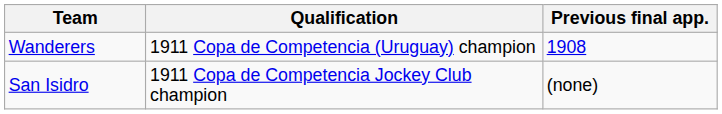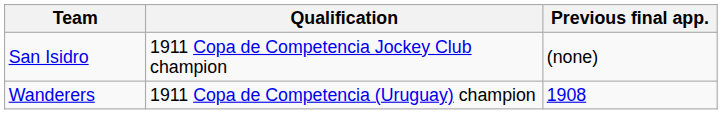rows swapped: (49, 84) <-> (52, 46)
